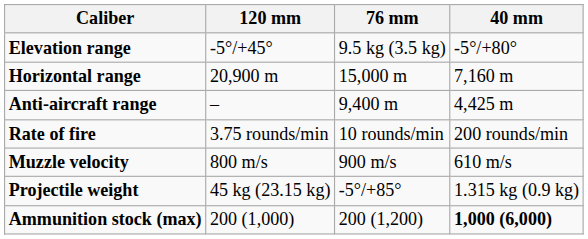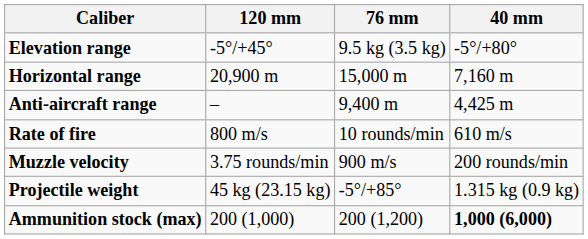(269, 133) 3.75 rounds/min -> (239, 133) 800 m/s
(511, 133) 200 rounds/min -> (483, 133) 610 m/s
(239, 162) 800 m/s -> (269, 162) 3.75 rounds/min
(483, 162) 610 m/s -> (511, 162) 200 rounds/min
